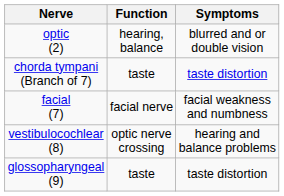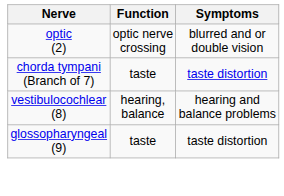(142, 41) hearing, balance -> (143, 41) optic nerve crossing
- row: (56, 107)
(142, 141) optic nerve crossing -> (143, 107) hearing, balance
